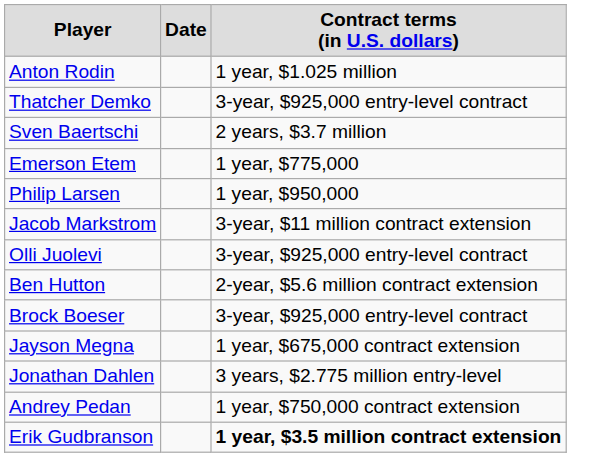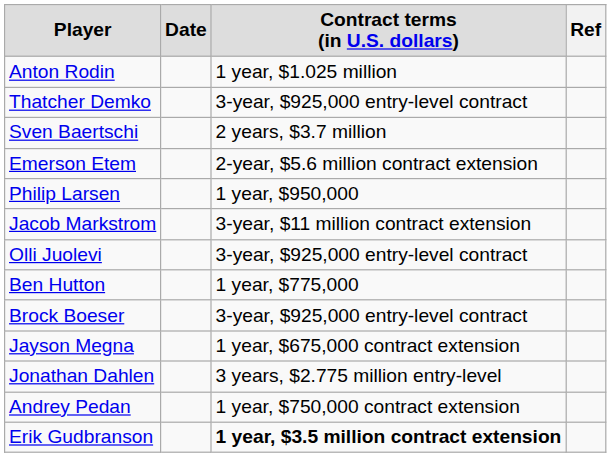+ column: (586, 30)
(287, 163) 1 year, $775,000 -> (377, 163) 2-year, $5.6 million contract extension
(377, 284) 2-year, $5.6 million contract extension -> (287, 284) 1 year, $775,000
